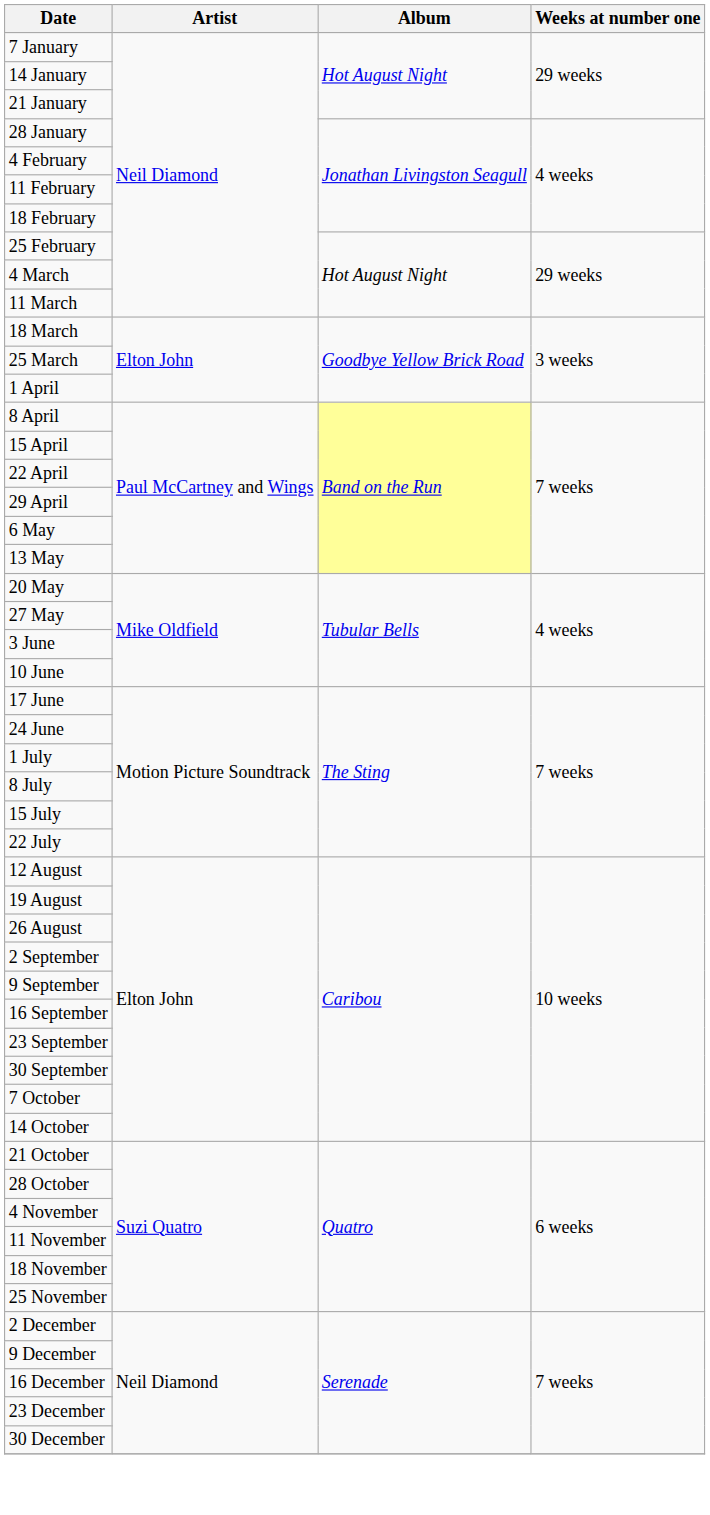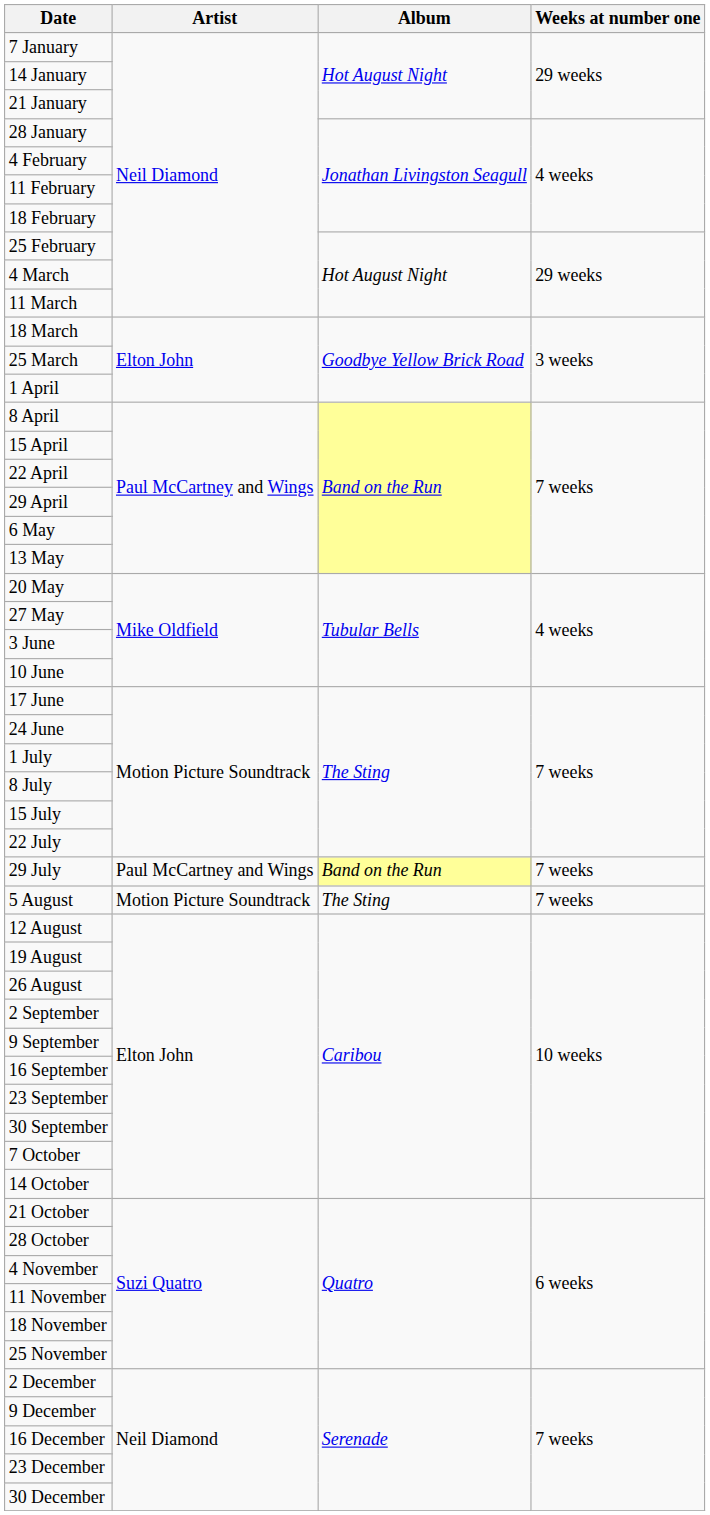+ row: (35, 871)
+ row: (41, 899)
